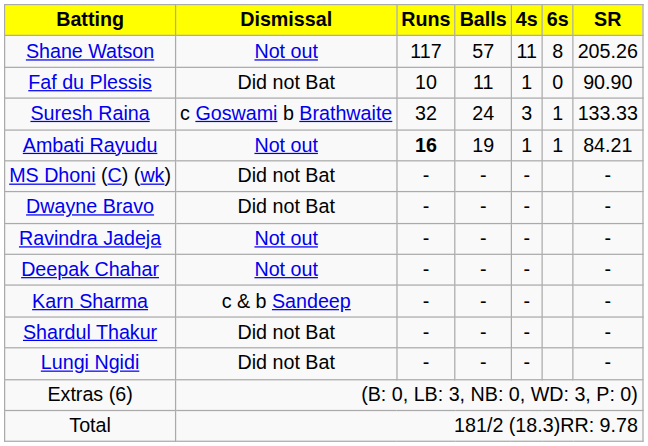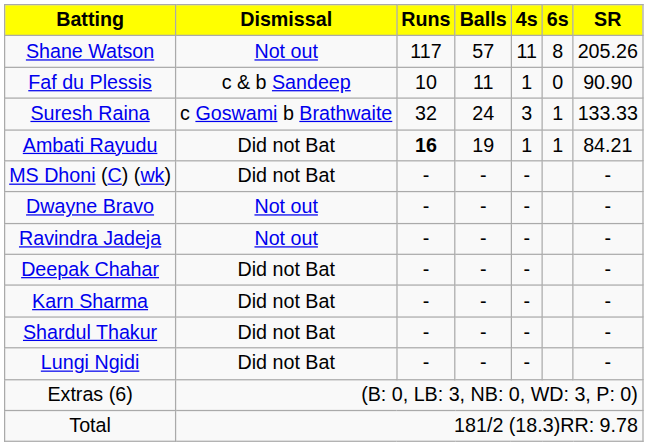(286, 82) Did not Bat -> (286, 82) c & b Sandeep
(286, 144) Not out -> (286, 144) Did not Bat
(286, 207) Did not Bat -> (286, 207) Not out
(286, 269) Not out -> (286, 269) Did not Bat
(286, 301) c & b Sandeep -> (286, 301) Did not Bat
